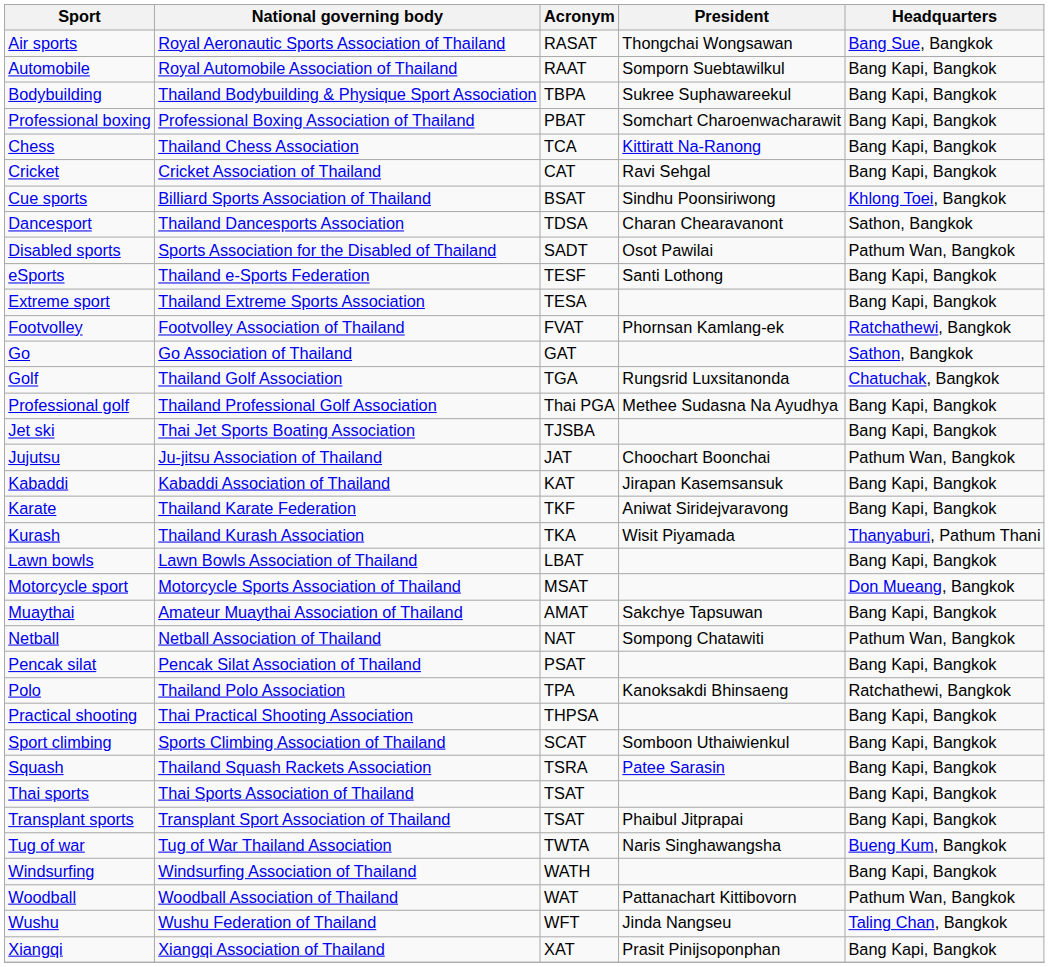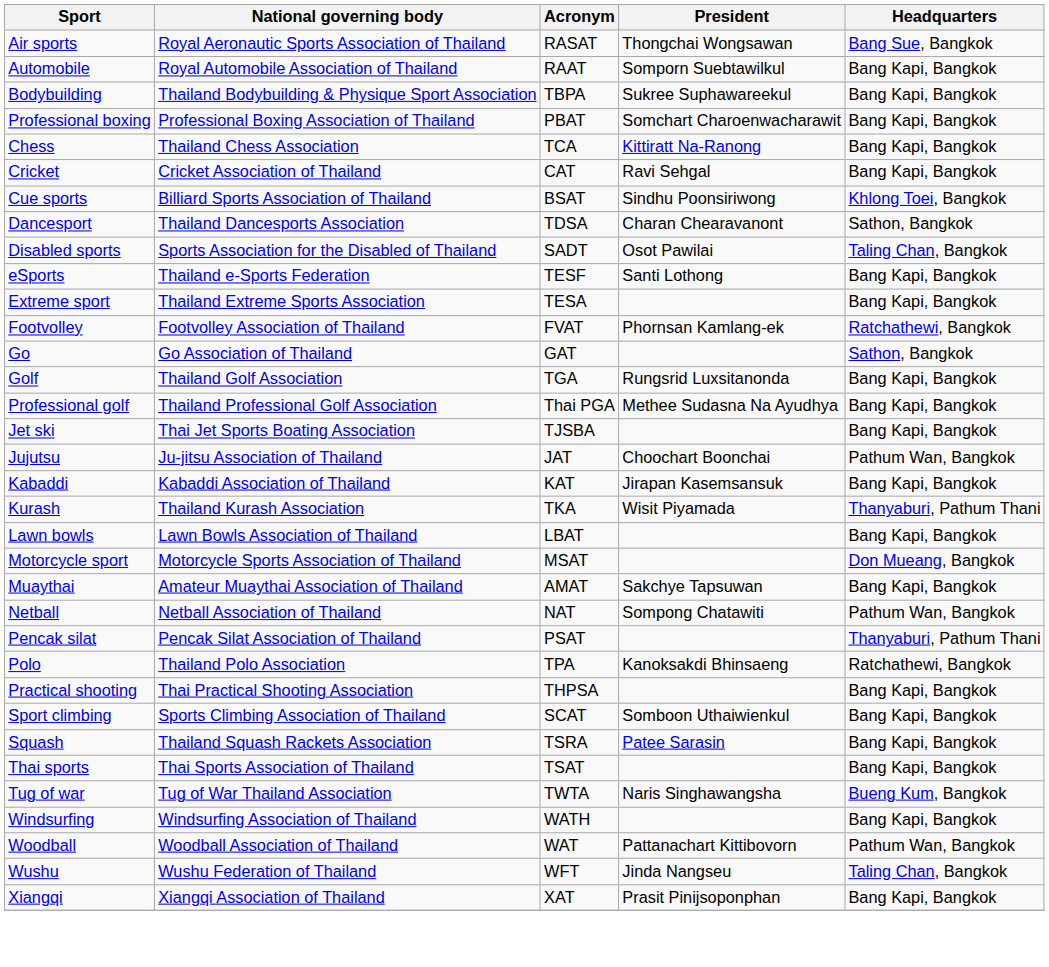(932, 250) Pathum Wan, Bangkok -> (928, 250) Taling Chan, Bangkok
(924, 379) Chatuchak, Bangkok -> (922, 379) Bang Kapi, Bangkok
- row: (32, 509)
(922, 664) Bang Kapi, Bangkok -> (944, 638) Thanyaburi, Pathum Thani
- row: (71, 819)
